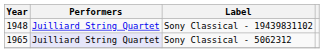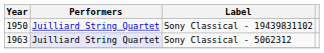(17, 26) 1948 -> (17, 26) 1950
(17, 40) 1965 -> (17, 40) 1963
